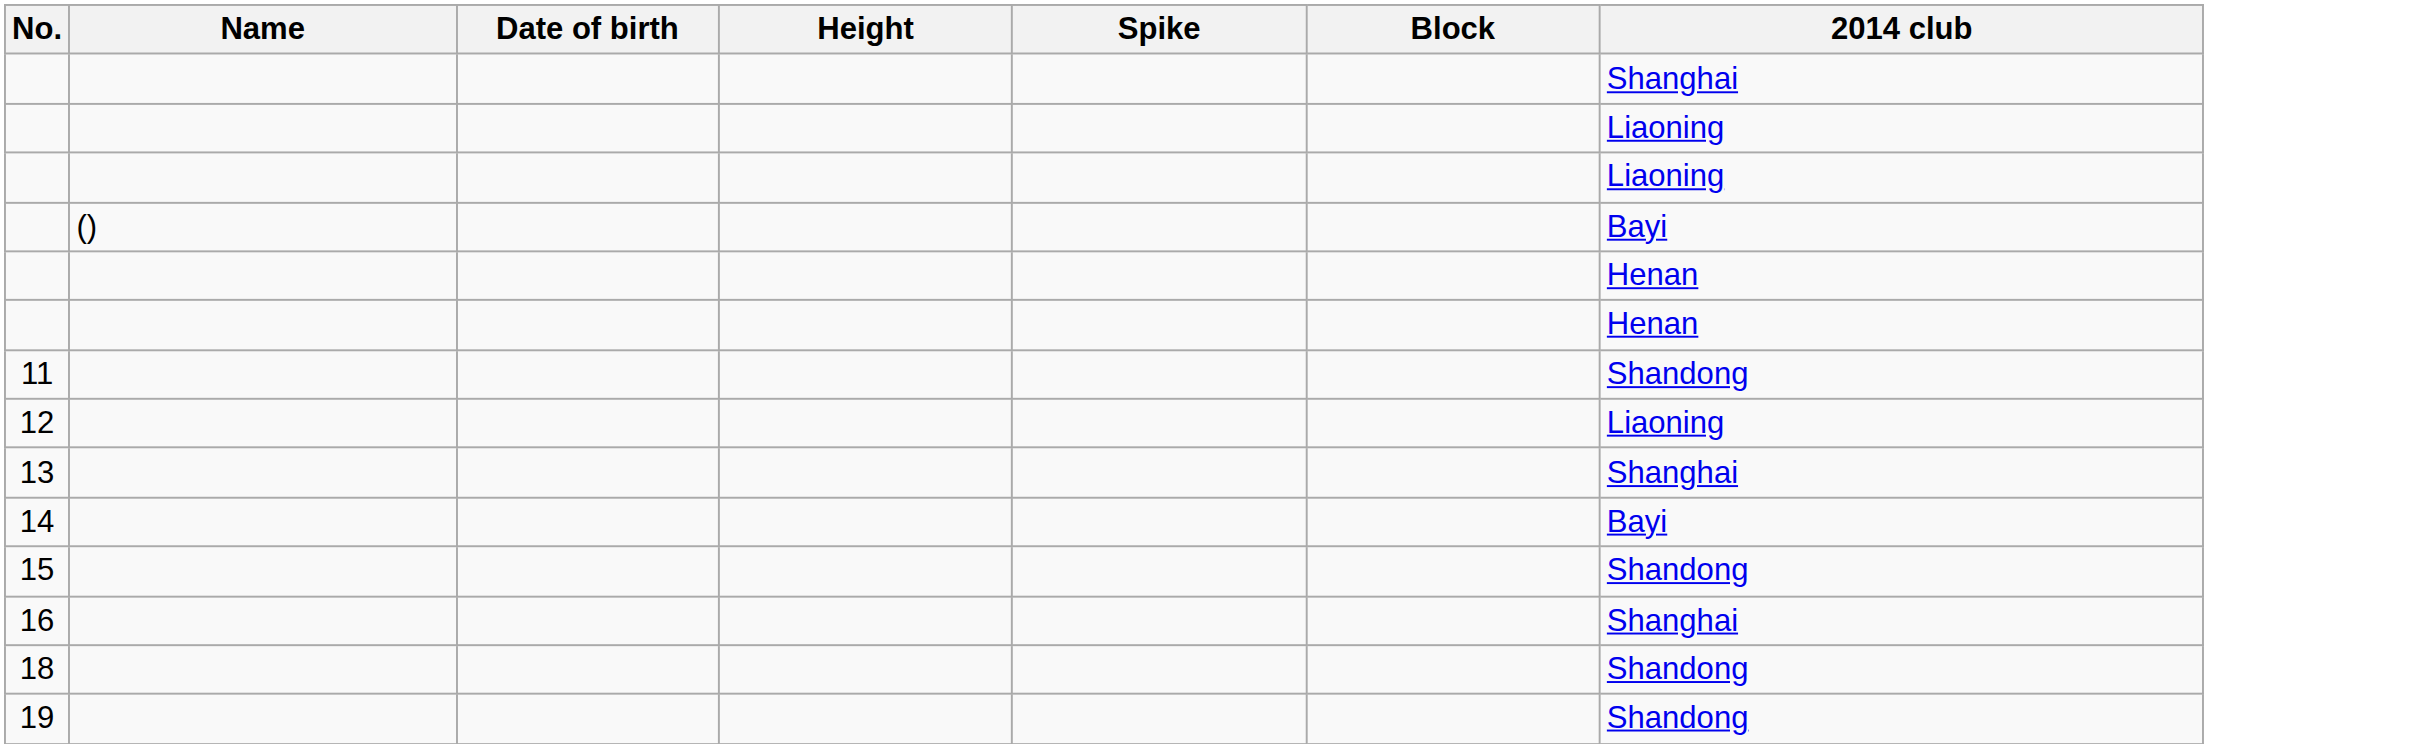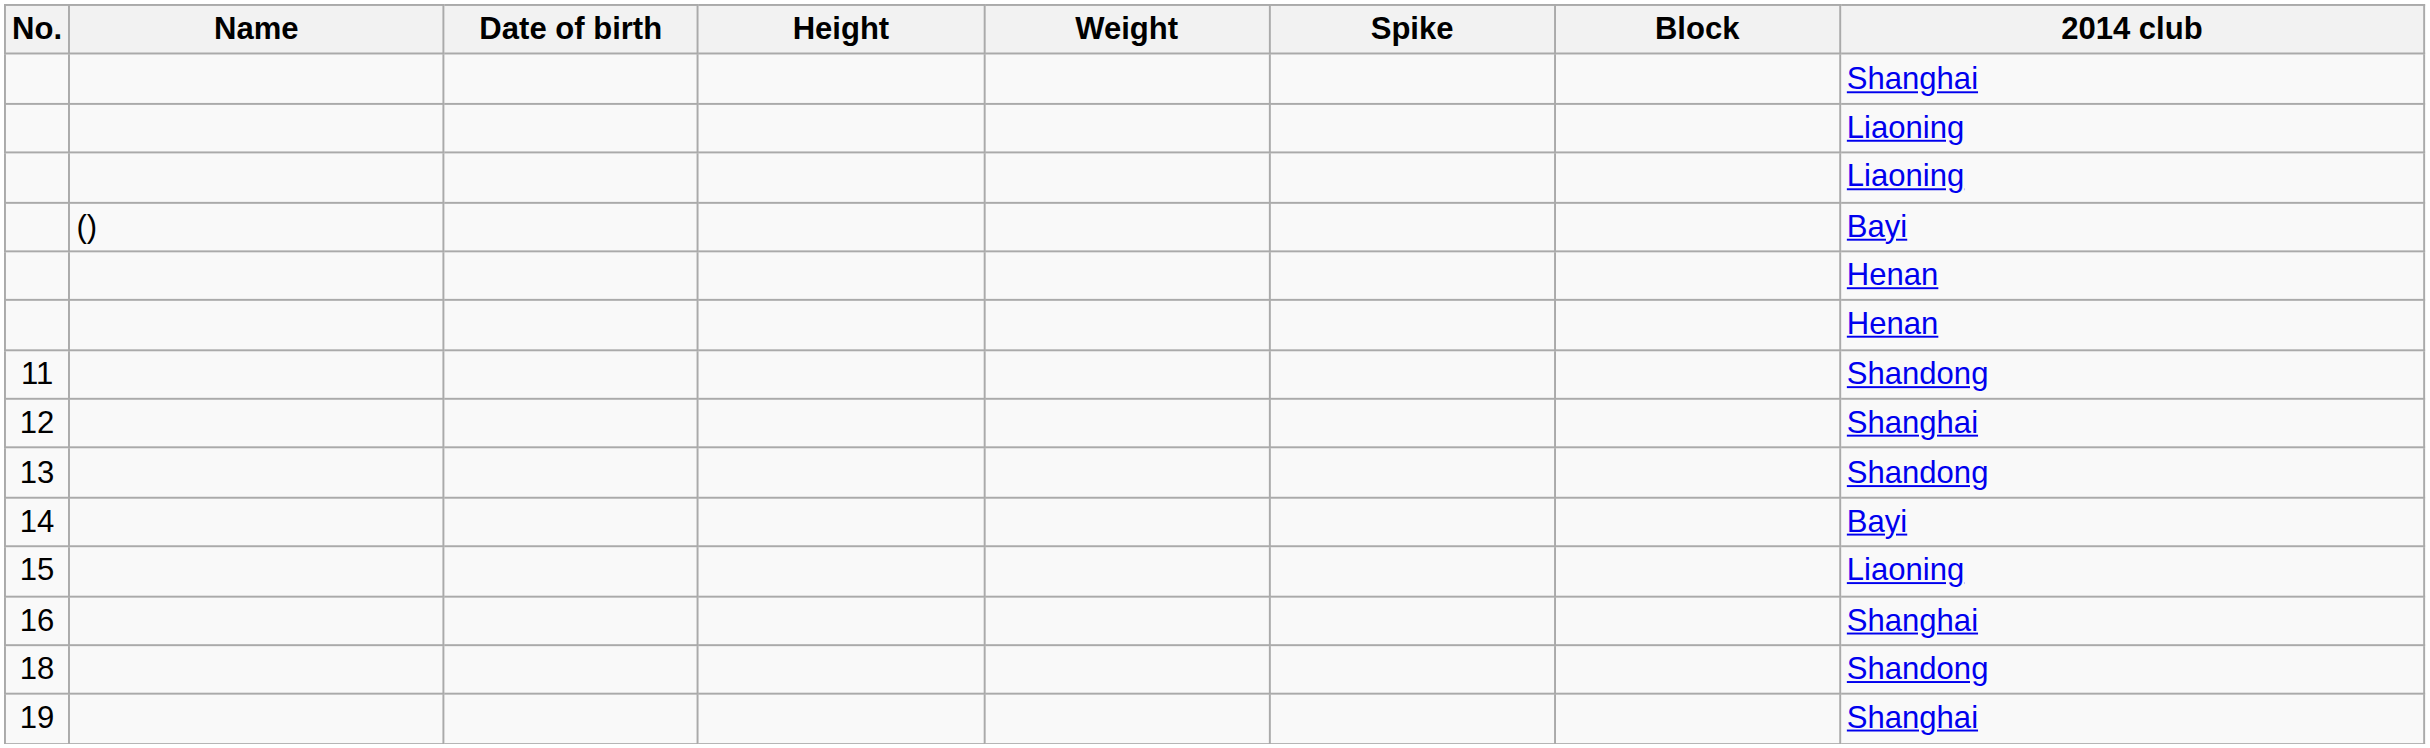+ column: (1127, 29)
(1666, 422) Liaoning -> (1912, 422) Shanghai
(1672, 472) Shanghai -> (1918, 472) Shandong
(1678, 570) Shandong -> (1906, 570) Liaoning
(1678, 718) Shandong -> (1912, 718) Shanghai
